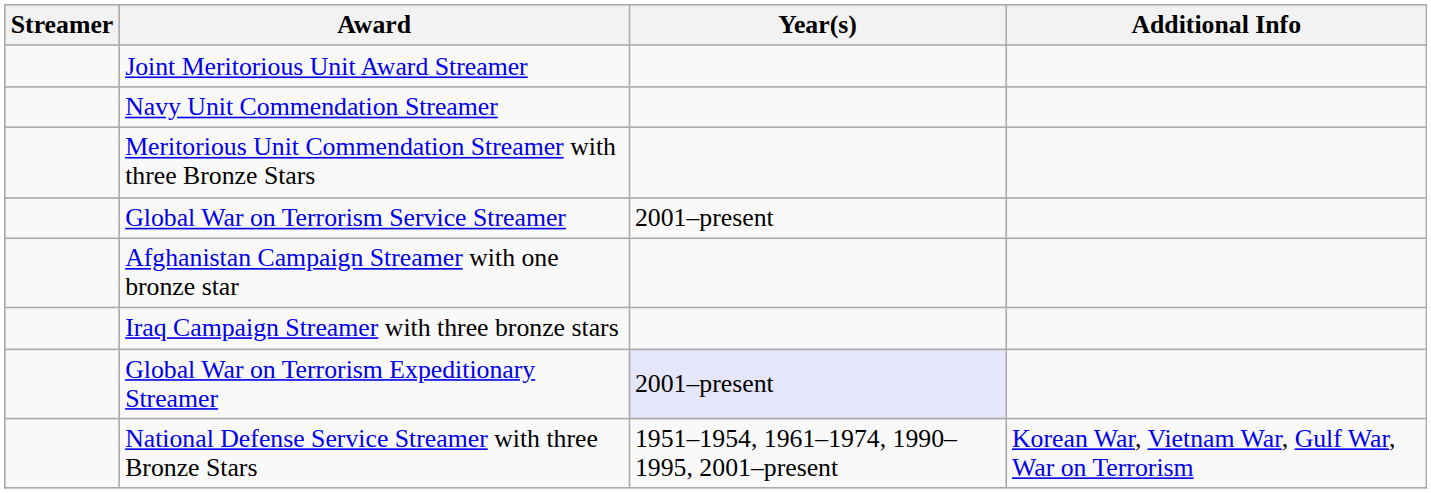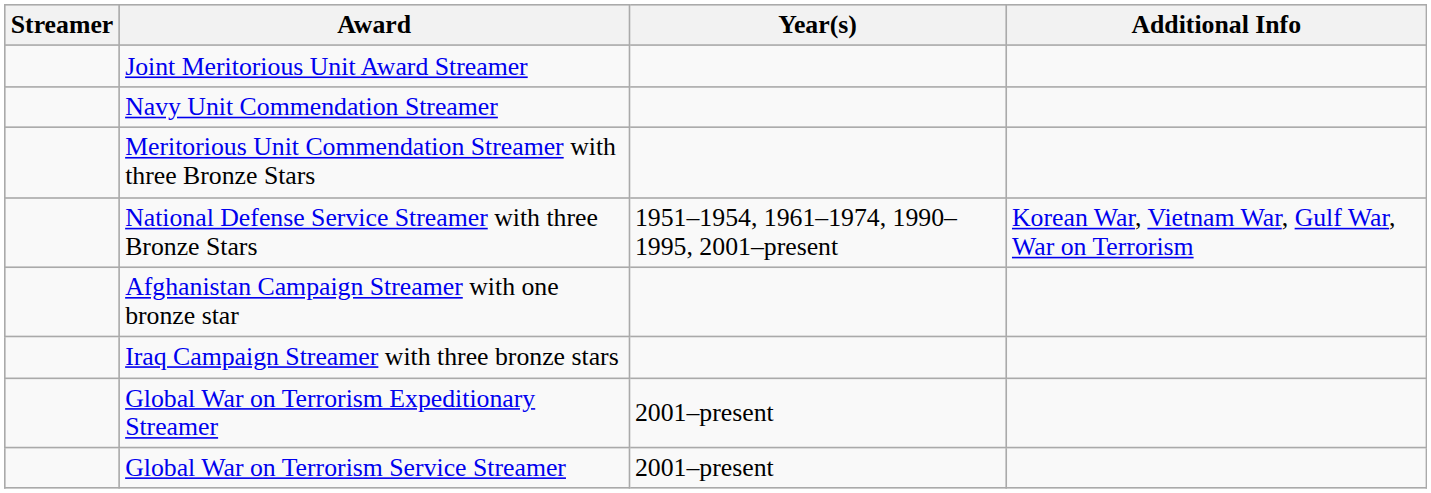rows swapped: (362, 453) <-> (346, 217)
(704, 383) lavender background -> (704, 412) no background
